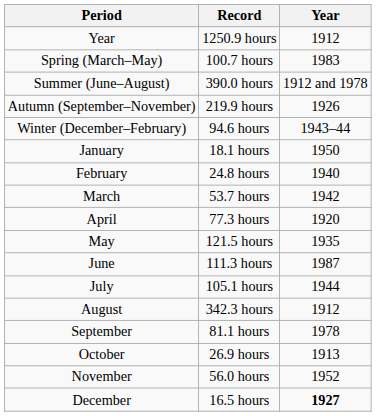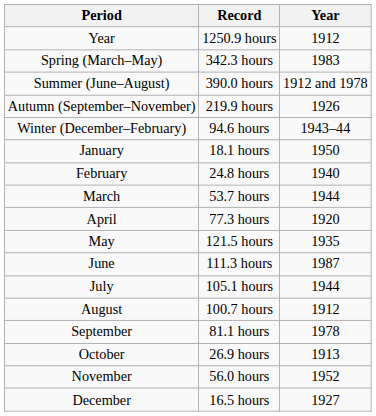(239, 60) 100.7 hours -> (239, 60) 342.3 hours
(325, 196) 1942 -> (325, 196) 1944
(239, 309) 342.3 hours -> (239, 309) 100.7 hours
(325, 399) bold -> (325, 399) normal
